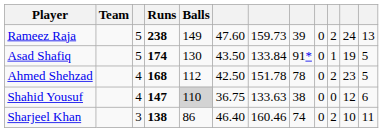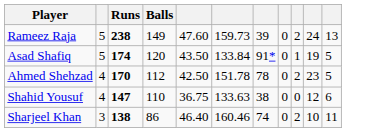- column: (114, 14)
(192, 55) 130 -> (156, 55) 120
(157, 76) 168 -> (121, 76) 170
(192, 96) lightgrey background -> (155, 96) no background
